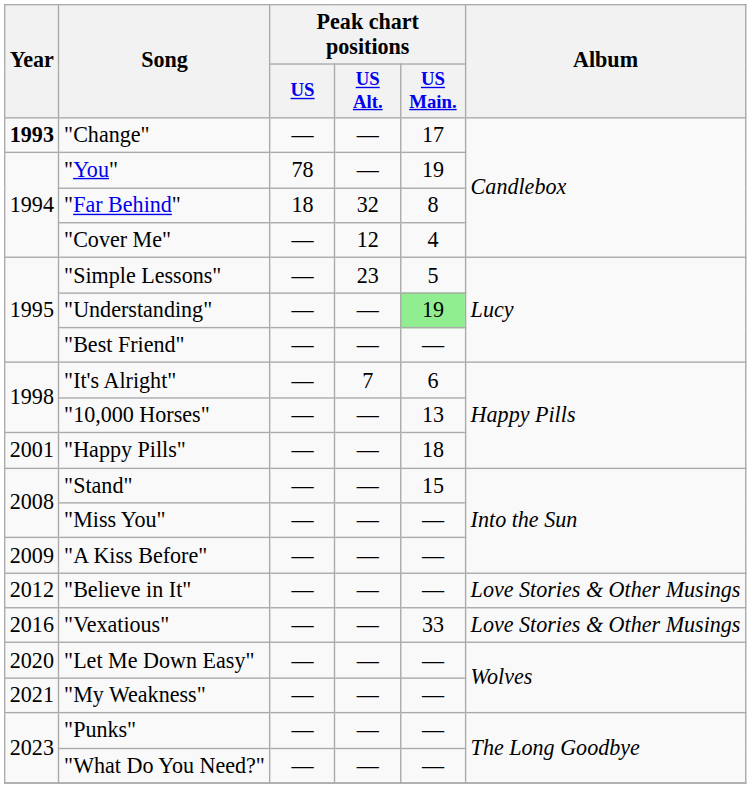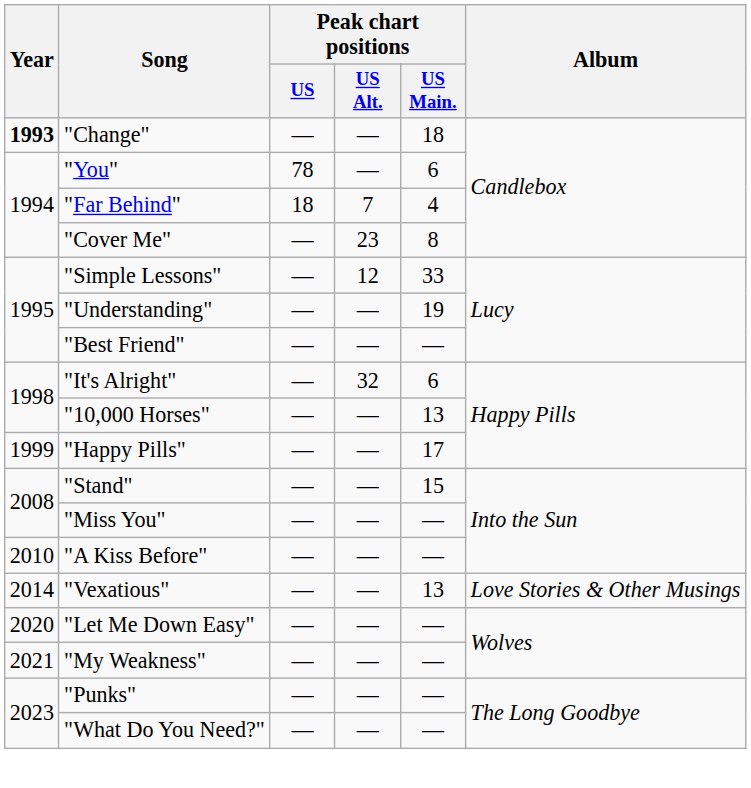(433, 134) 17 -> (433, 134) 18
(433, 169) 19 -> (433, 169) 6
(368, 204) 32 -> (368, 204) 7
(433, 204) 8 -> (433, 204) 4
(368, 239) 12 -> (368, 239) 23
(433, 239) 4 -> (433, 239) 8
(368, 274) 23 -> (368, 274) 12
(433, 274) 5 -> (433, 274) 33
(433, 309) lightgreen background -> (433, 309) no background
(368, 380) 7 -> (368, 380) 32
(32, 450) 2001 -> (32, 450) 1999
(433, 450) 18 -> (433, 450) 17
(32, 555) 2009 -> (32, 555) 2010
- row: (128, 590)
(32, 625) 2016 -> (32, 590) 2014
(433, 625) 33 -> (433, 590) 13
